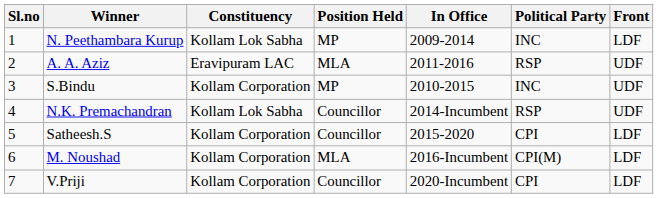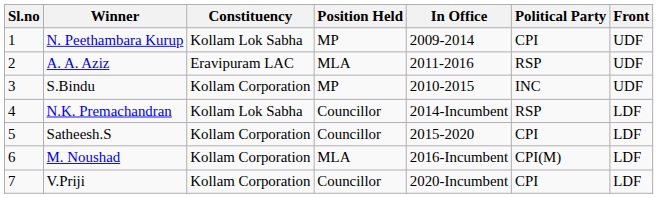(528, 39) INC -> (527, 39) CPI
(627, 39) LDF -> (628, 39) UDF
(628, 110) UDF -> (627, 110) LDF
